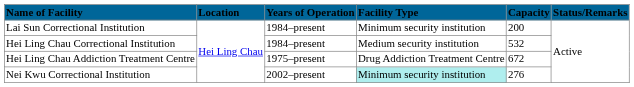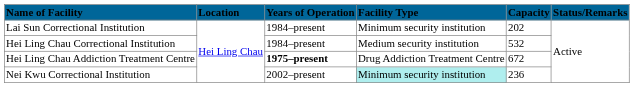(516, 27) 200 -> (516, 27) 202
(296, 59) normal -> (297, 59) bold
(516, 74) 276 -> (516, 74) 236
